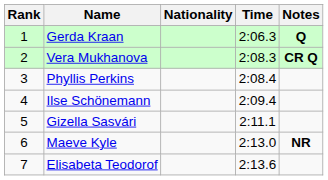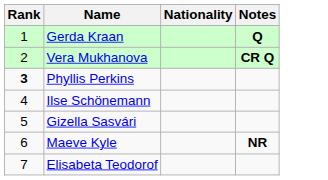- column: (257, 15)
(24, 79) normal -> (24, 79) bold
